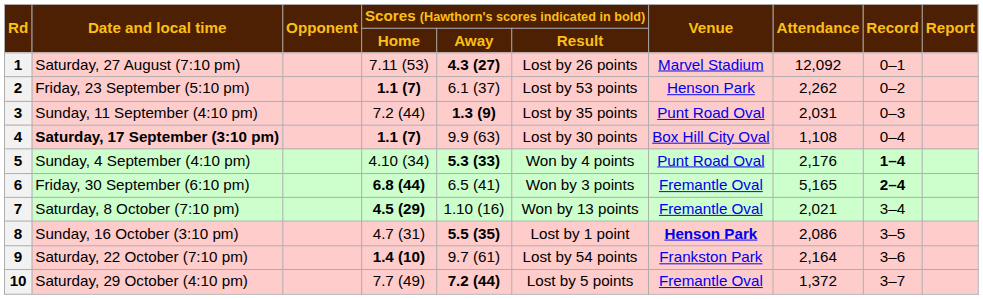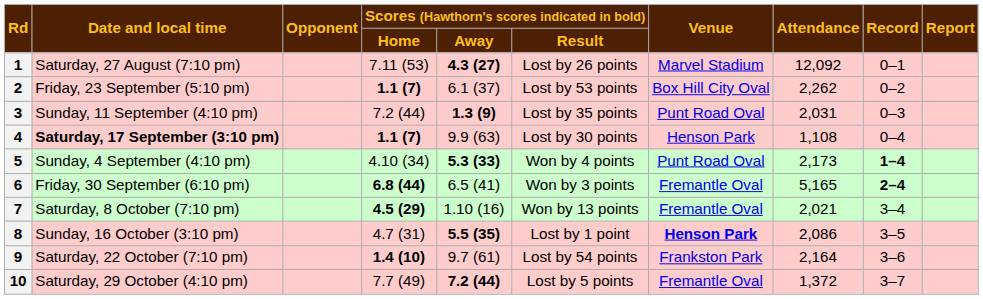(711, 88) Henson Park -> (711, 88) Box Hill City Oval
(711, 137) Box Hill City Oval -> (711, 137) Henson Park
(818, 161) 2,176 -> (818, 161) 2,173
